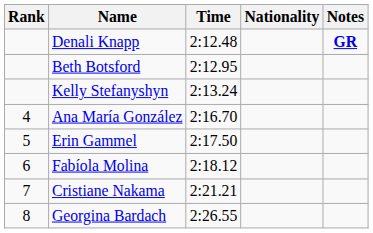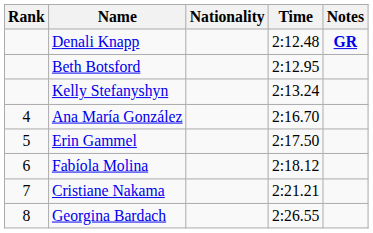columns swapped: (282, 16) <-> (214, 16)
